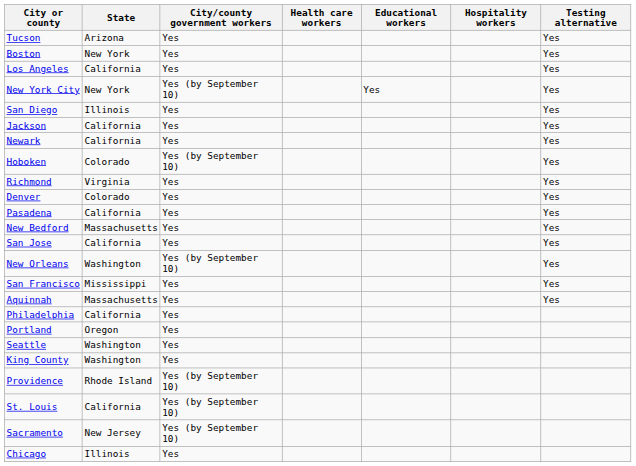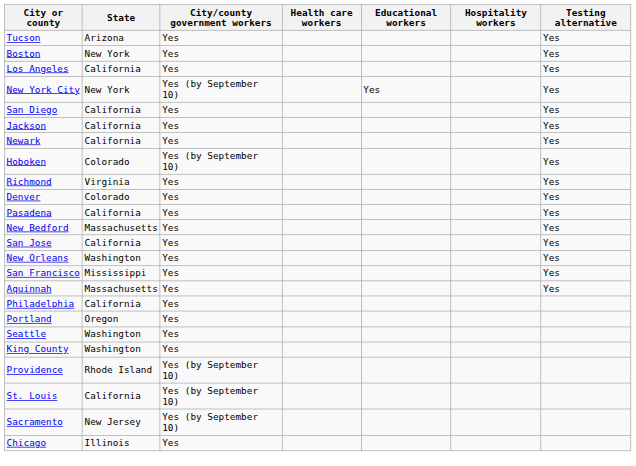(107, 110) Illinois -> (113, 110) California
(210, 263) Yes (by September 10) -> (171, 258) Yes
